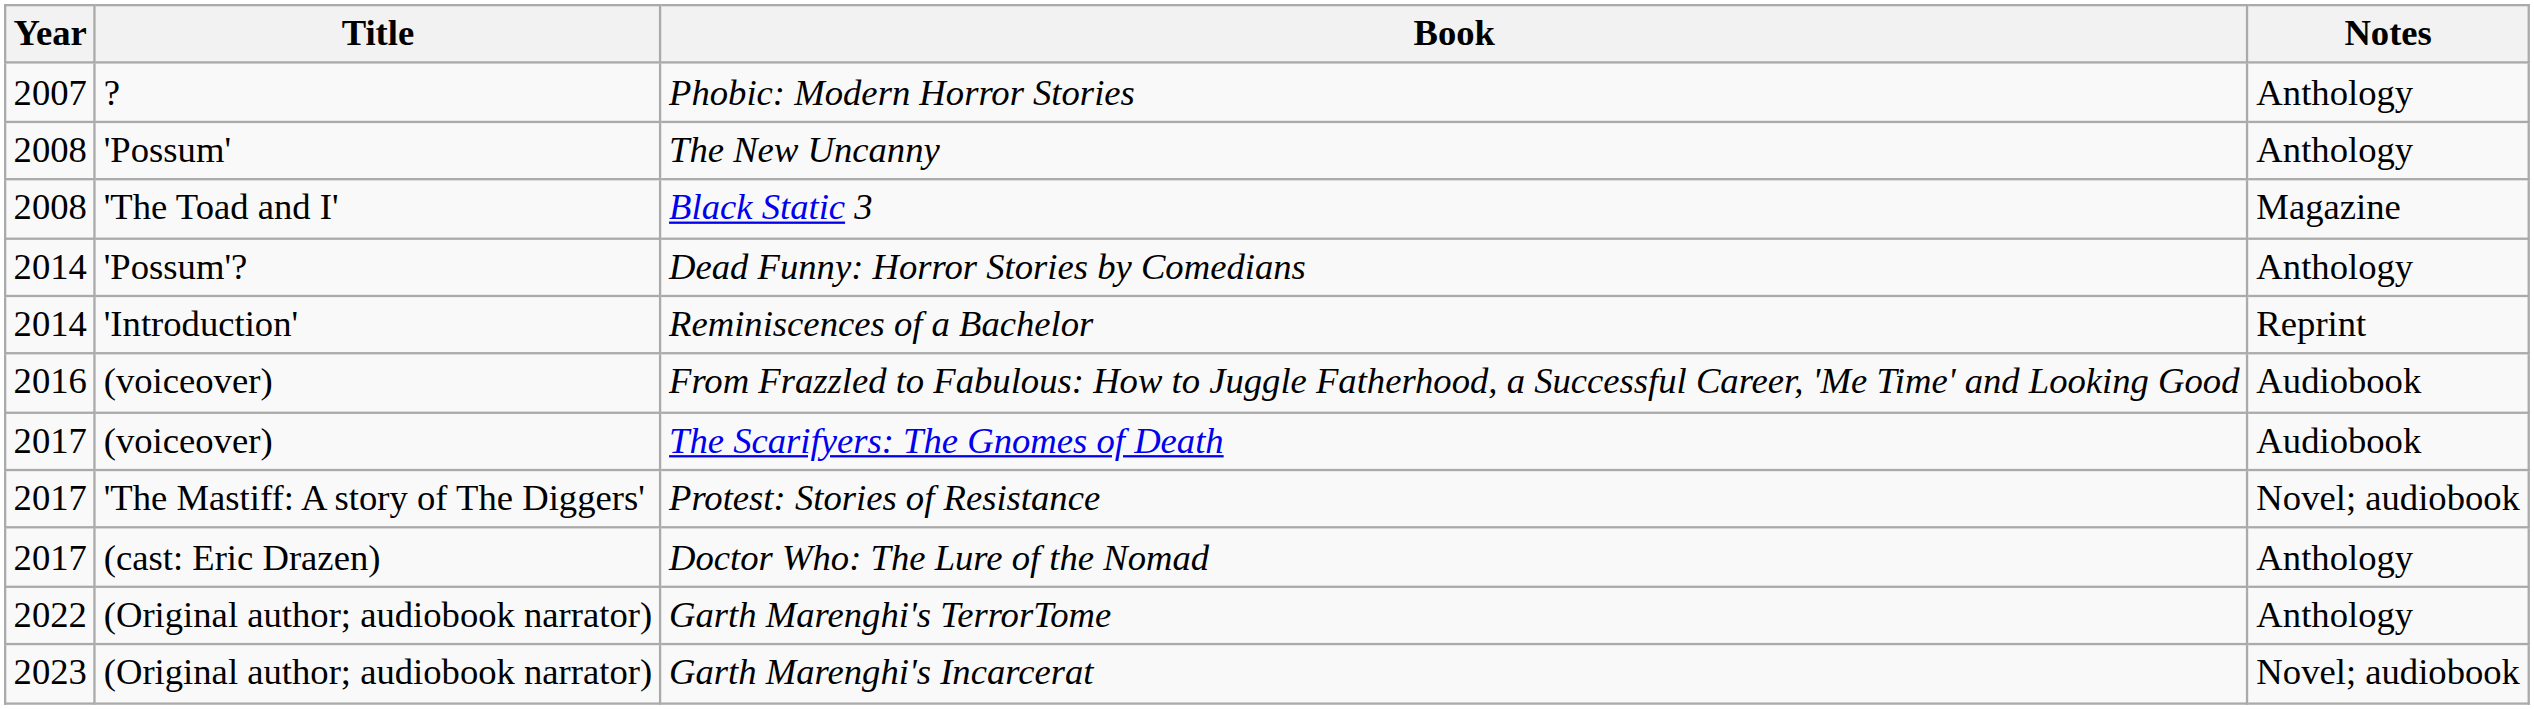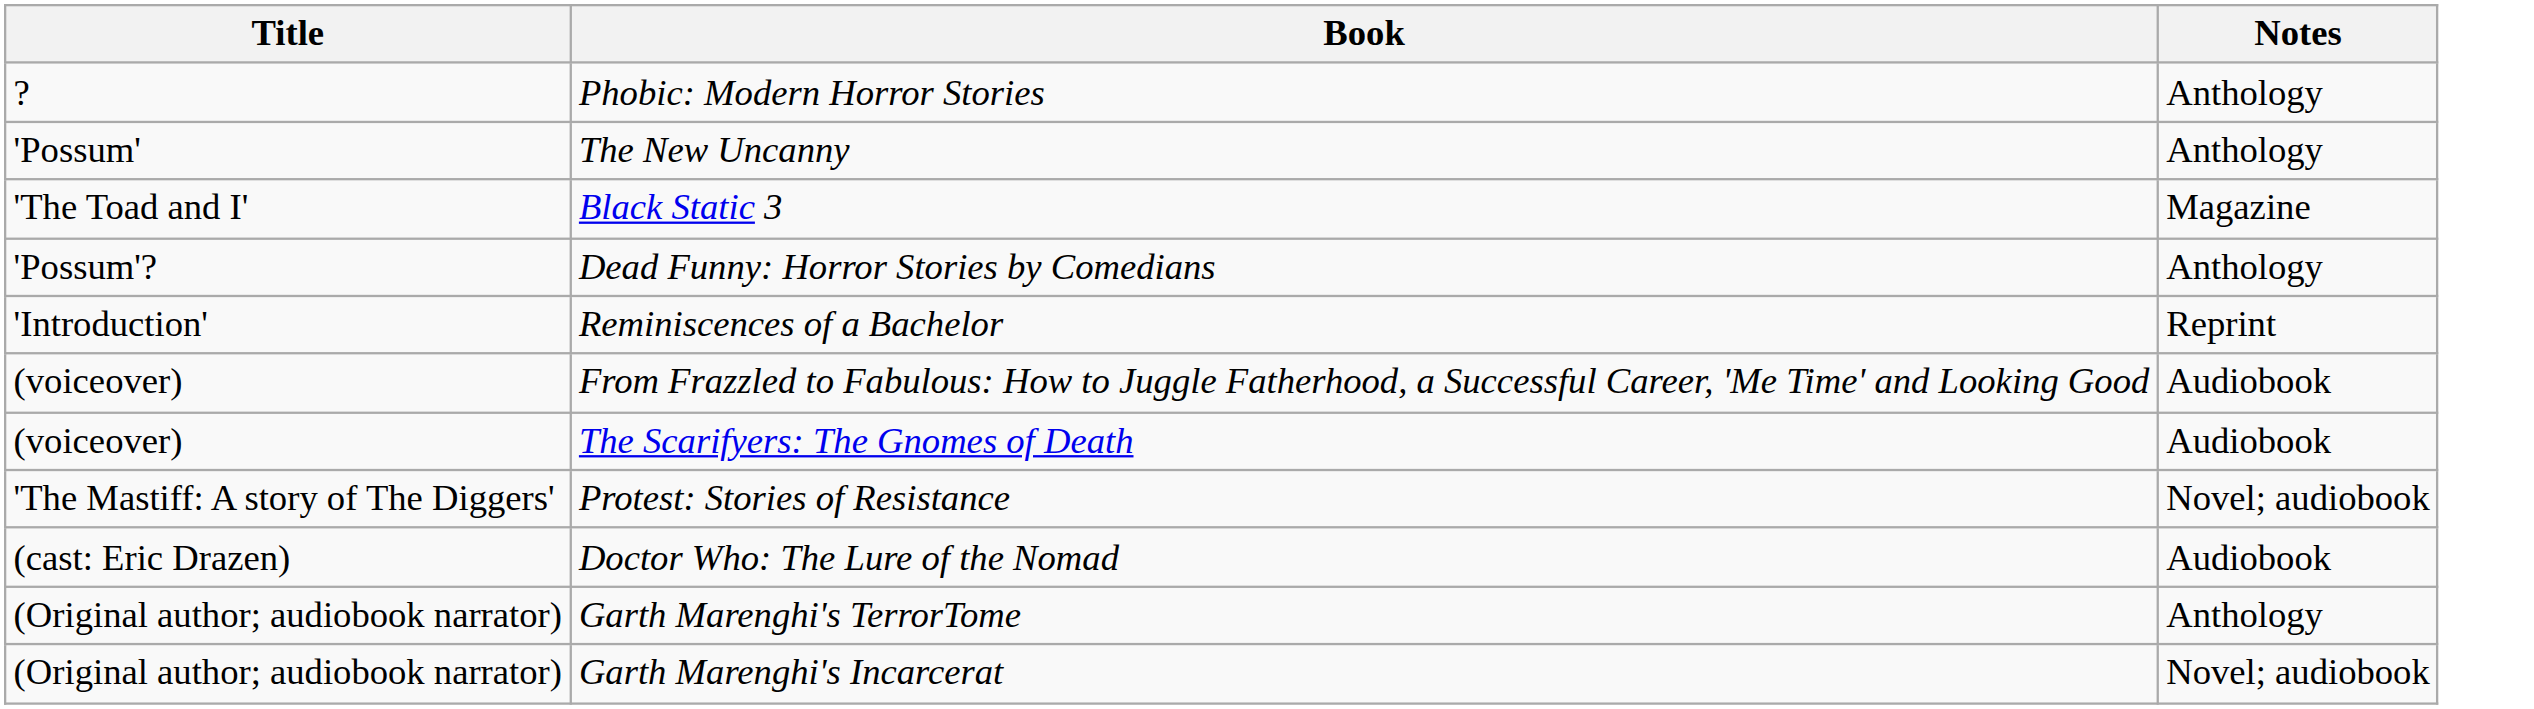- column: (50, 33)
(2335, 556) Anthology -> (2249, 556) Audiobook
